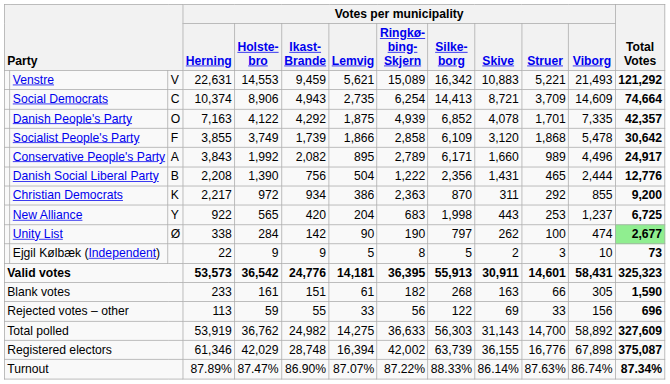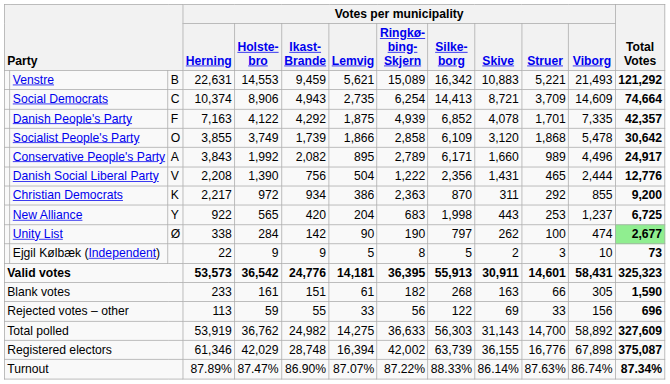(175, 80) V -> (175, 80) B
(175, 118) O -> (174, 118) F
(174, 137) F -> (175, 137) O
(175, 176) B -> (175, 176) V
